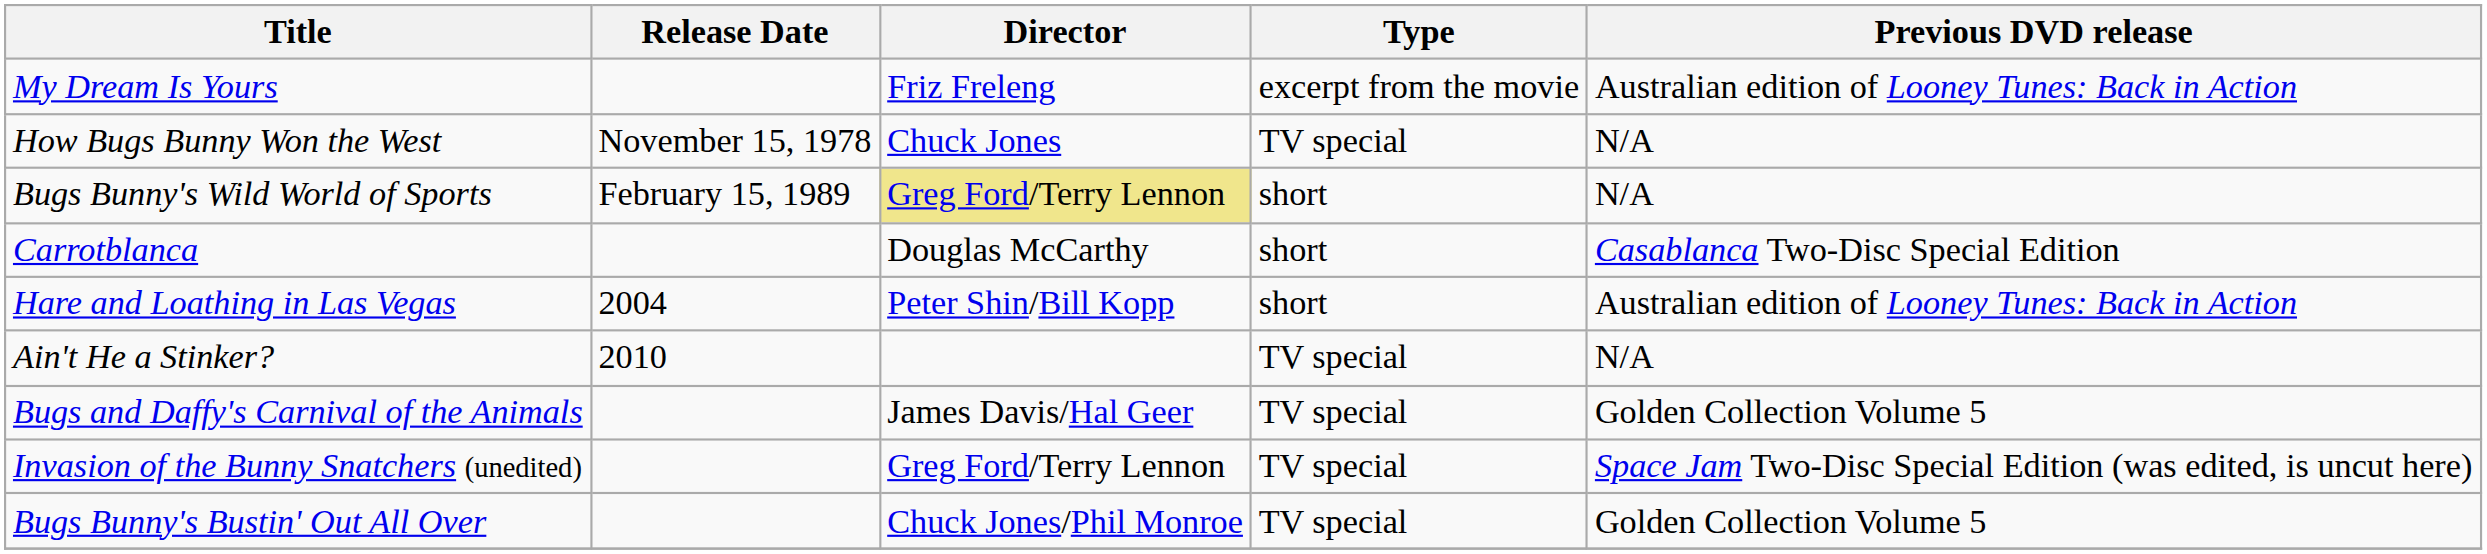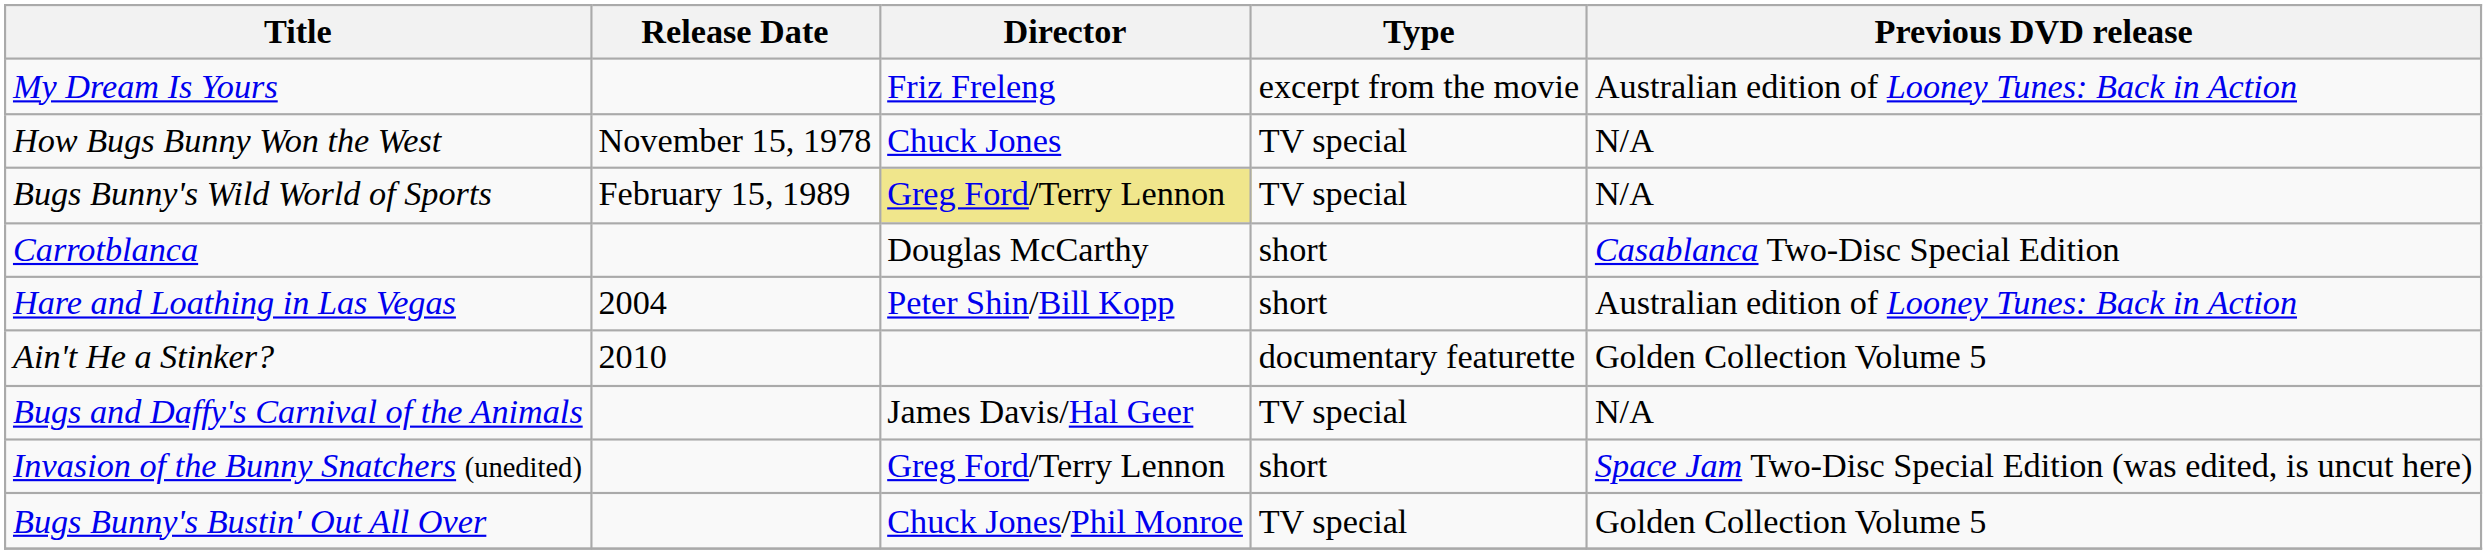(1293, 194) short -> (1333, 194) TV special
(1333, 357) TV special -> (1417, 357) documentary featurette
(1624, 357) N/A -> (1791, 357) Golden Collection Volume 5
(1791, 411) Golden Collection Volume 5 -> (1624, 411) N/A
(1333, 466) TV special -> (1293, 466) short
